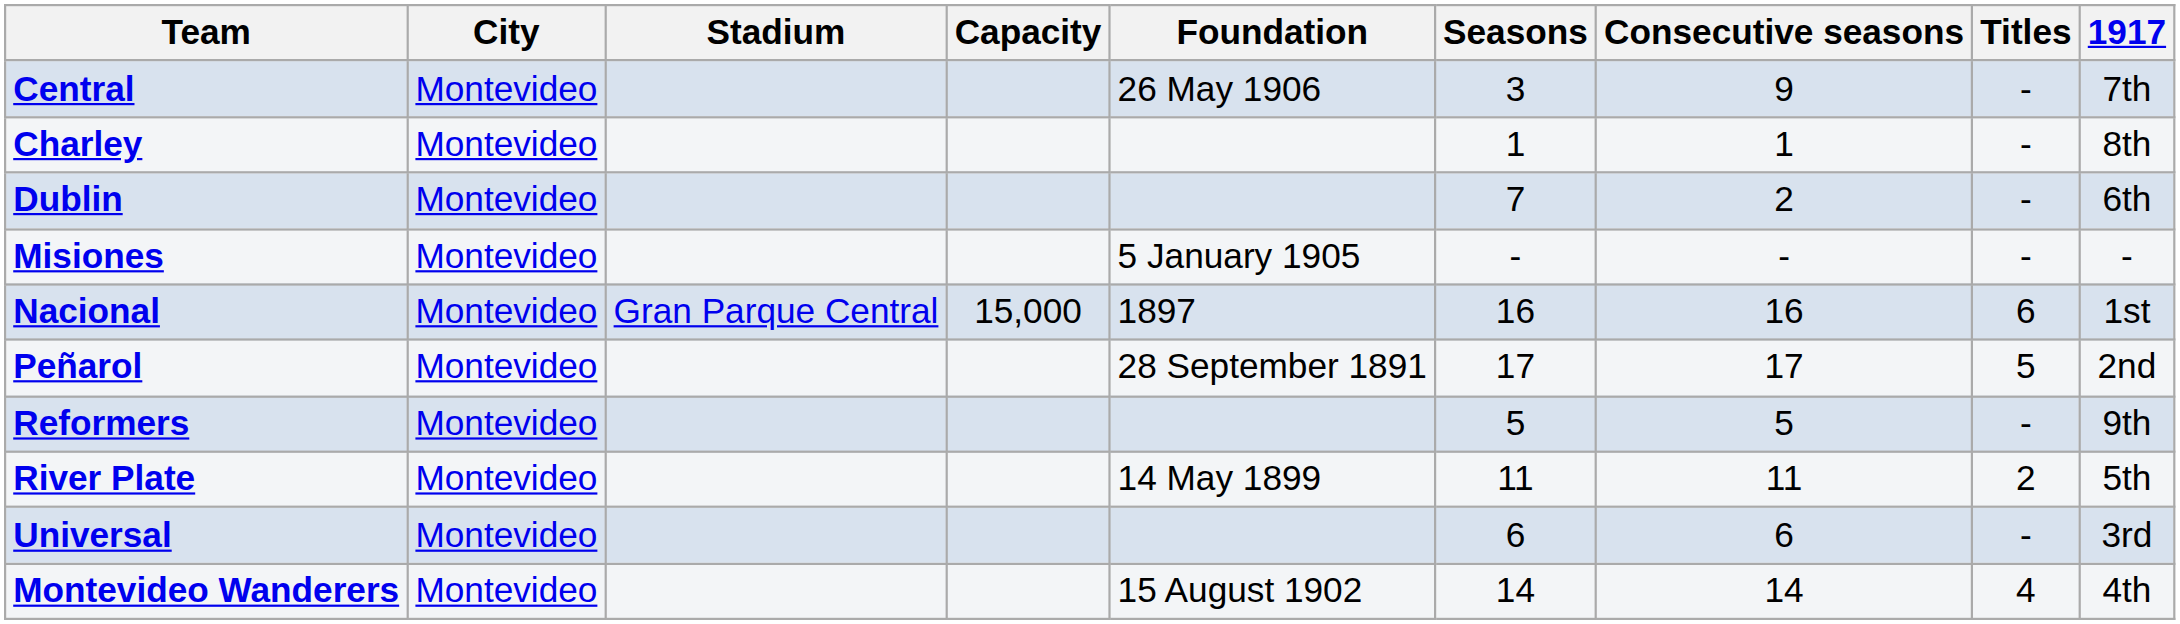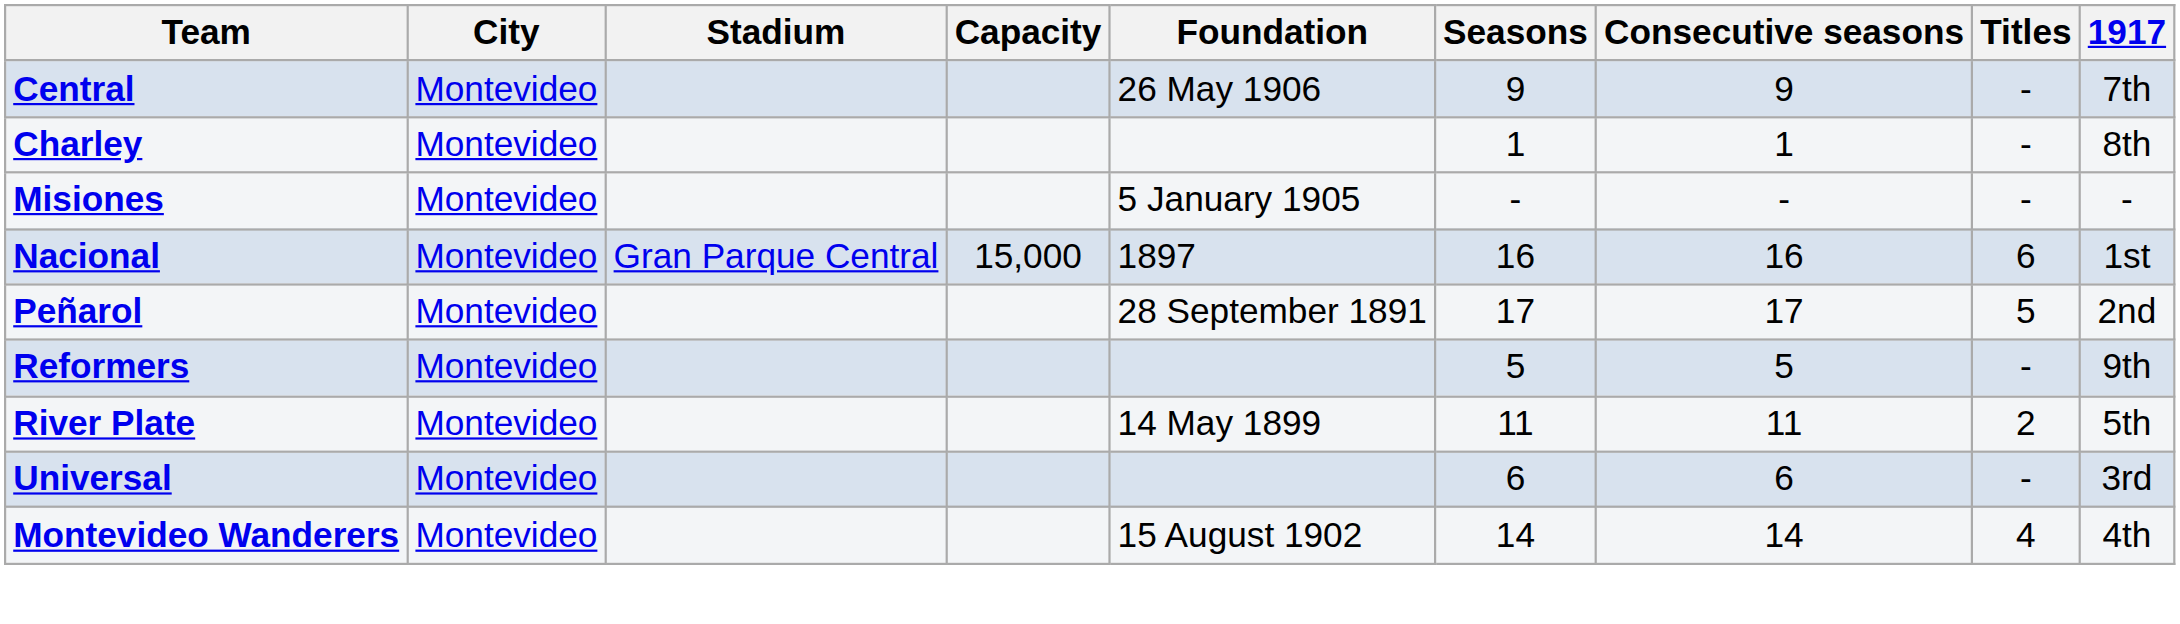(1515, 88) 3 -> (1515, 88) 9
- row: (68, 199)
